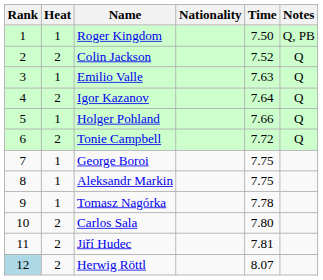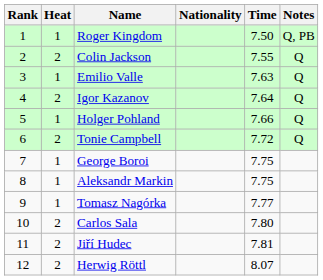(262, 56) 7.52 -> (262, 56) 7.55
(262, 202) 7.78 -> (262, 202) 7.77
(23, 264) lightblue background -> (23, 264) no background
